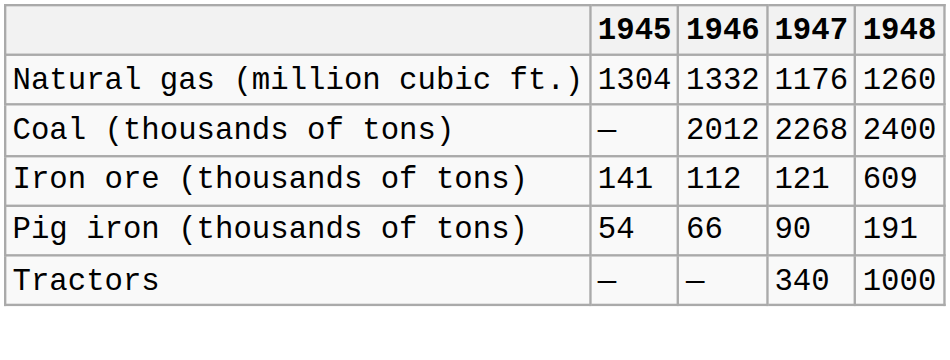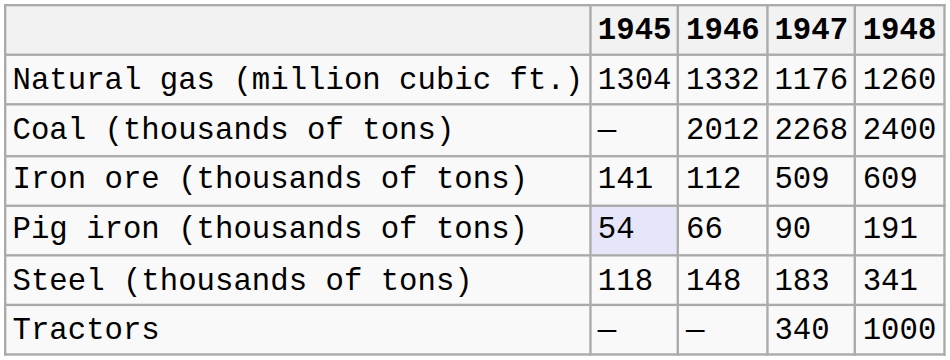(802, 180) 121 -> (802, 180) 509
(616, 230) no background -> (616, 230) lavender background
+ row: (243, 280)
